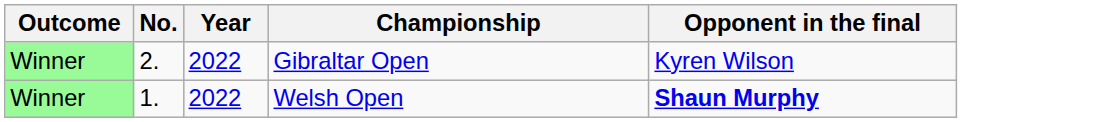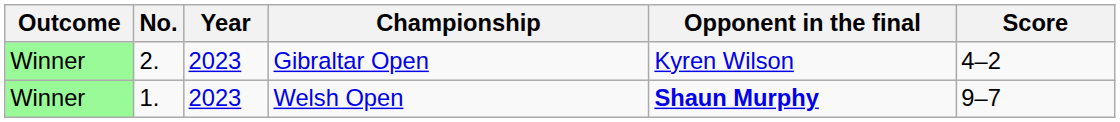+ column: (1035, 23)
(215, 60) 2022 -> (215, 60) 2023
(215, 98) 2022 -> (215, 98) 2023
